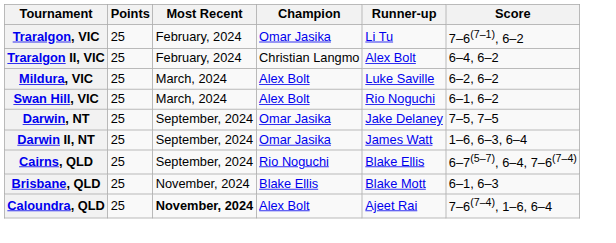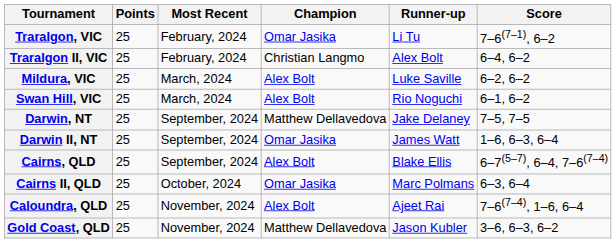(295, 119) Omar Jasika -> (325, 119) Matthew Dellavedova
(294, 161) Rio Noguchi -> (289, 161) Alex Bolt
+ row: (59, 183)
- row: (56, 183)
(204, 206) bold -> (208, 206) normal
+ row: (59, 228)
